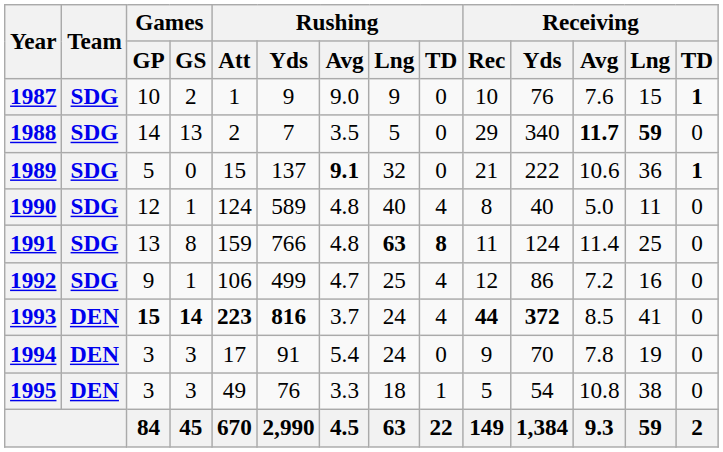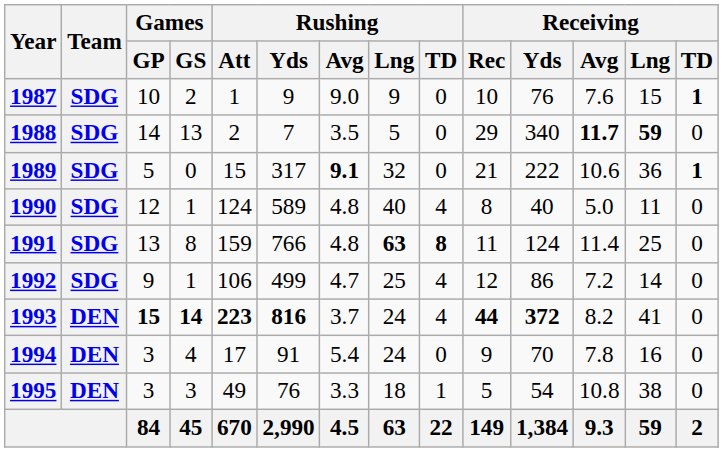(289, 170) 137 -> (289, 170) 317
(650, 280) 16 -> (650, 280) 14
(599, 317) 8.5 -> (599, 317) 8.2
(191, 354) 3 -> (191, 354) 4
(650, 354) 19 -> (650, 354) 16
